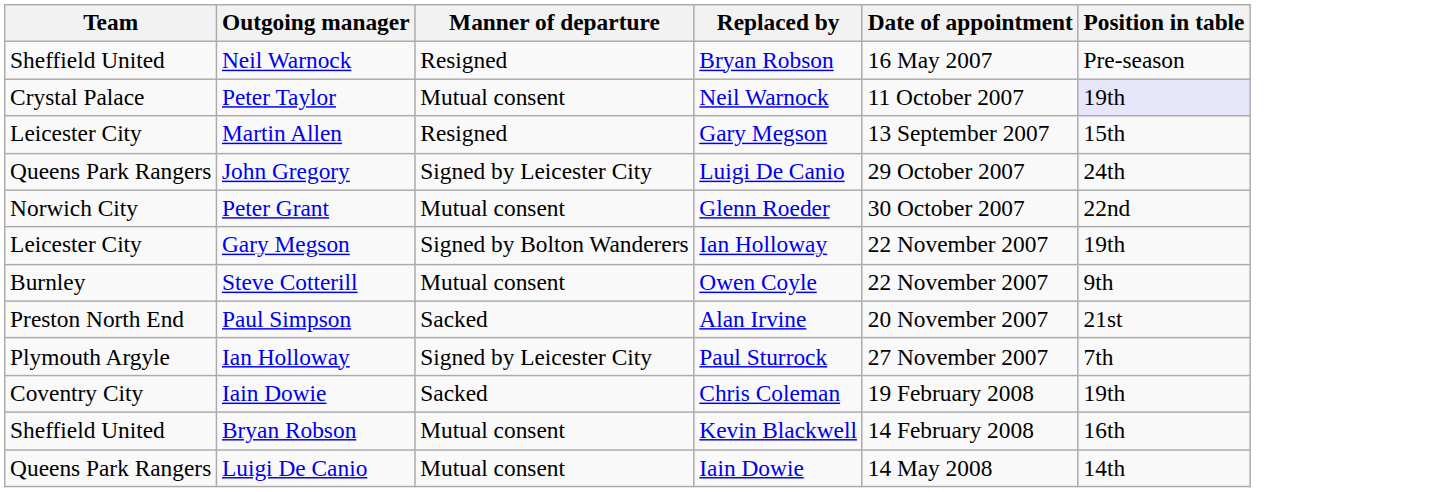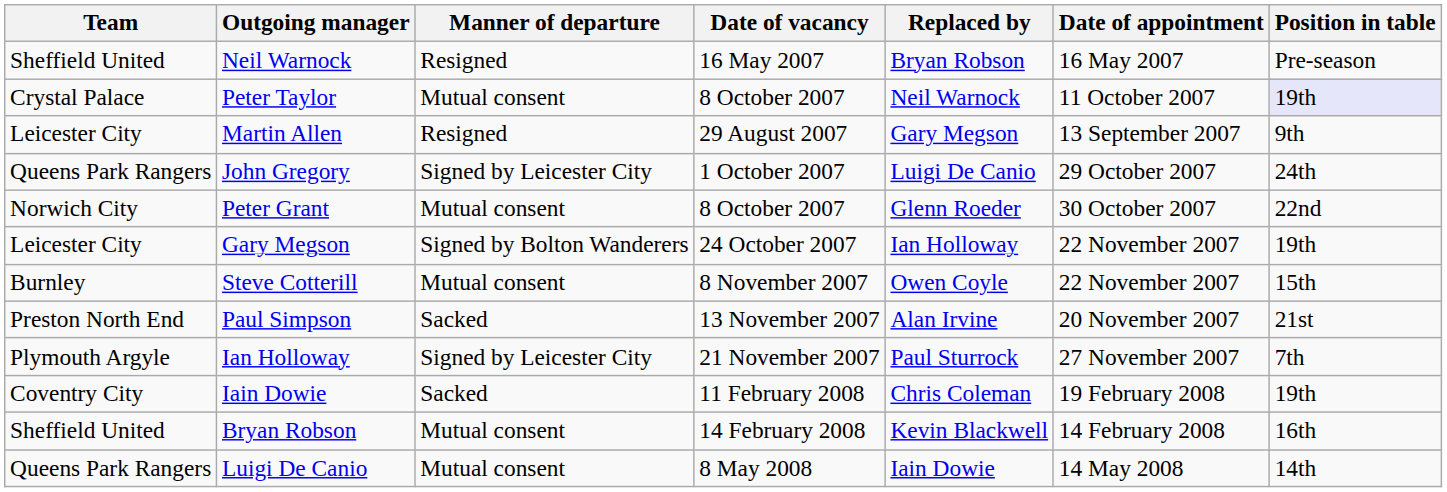+ column: (789, 23)
(1104, 134) 15th -> (1290, 134) 9th
(1098, 282) 9th -> (1295, 282) 15th
